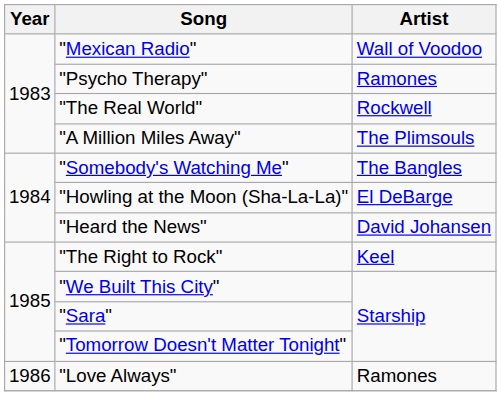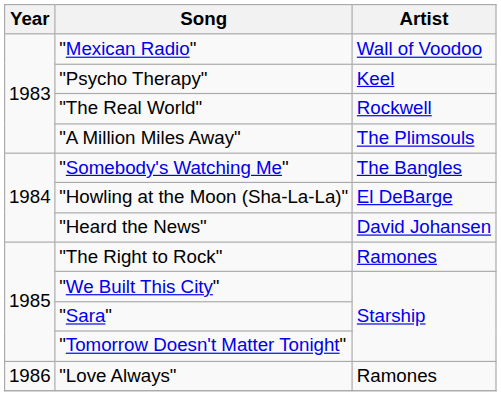(397, 78) Ramones -> (376, 78) Keel
(376, 256) Keel -> (397, 256) Ramones
